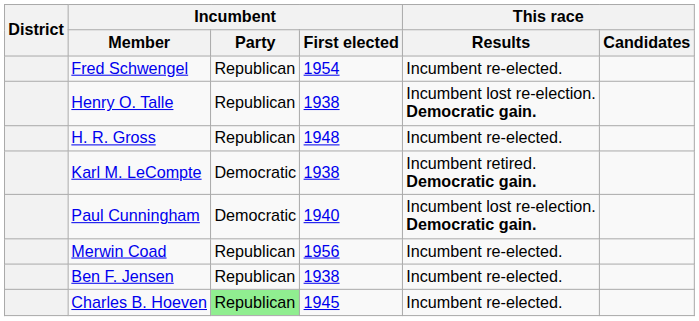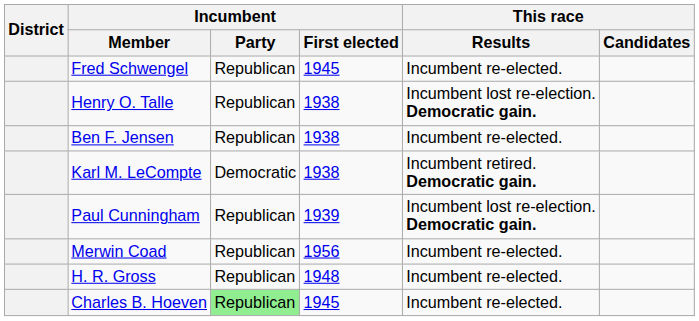(322, 68) 1954 -> (322, 68) 1945
rows swapped: (114, 138) <-> (123, 276)
(255, 216) Democratic -> (255, 216) Republican
(322, 216) 1940 -> (322, 216) 1939
